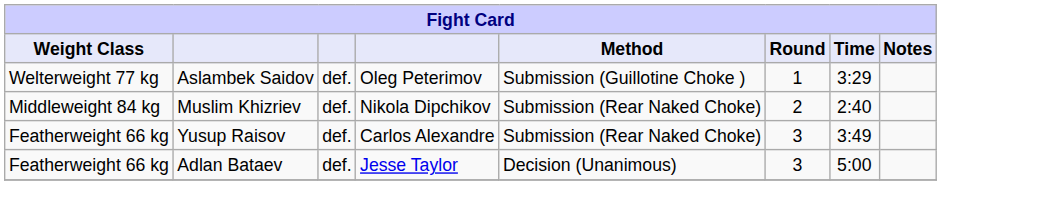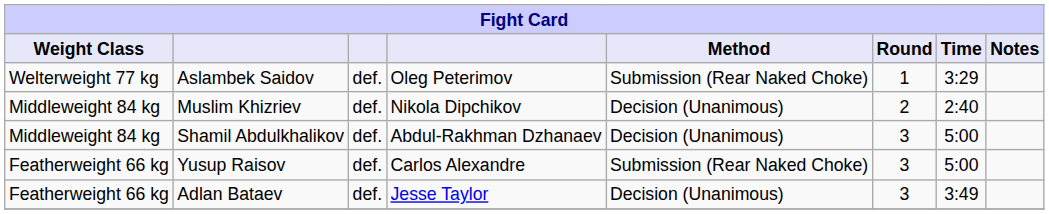(624, 77) Submission (Guillotine Choke ) -> (739, 77) Submission (Rear Naked Choke)
(632, 106) Submission (Rear Naked Choke) -> (697, 106) Decision (Unanimous)
+ row: (261, 135)
(854, 135) 3:49 -> (961, 165) 5:00
(854, 165) 5:00 -> (961, 194) 3:49
